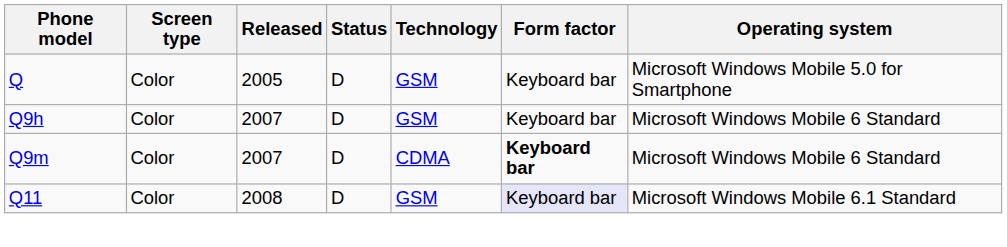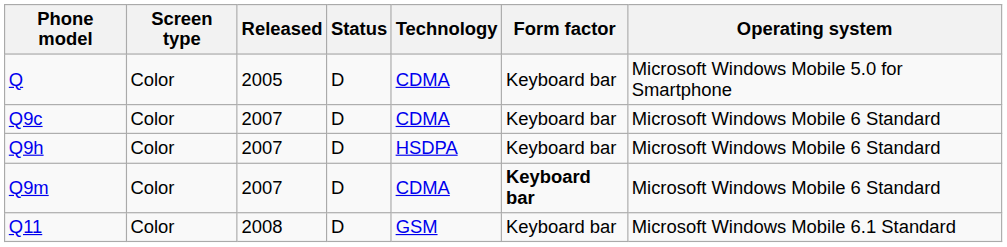(417, 79) GSM -> (423, 79) CDMA
+ row: (26, 118)
(417, 118) GSM -> (427, 148) HSDPA
(561, 197) lavender background -> (561, 227) no background
